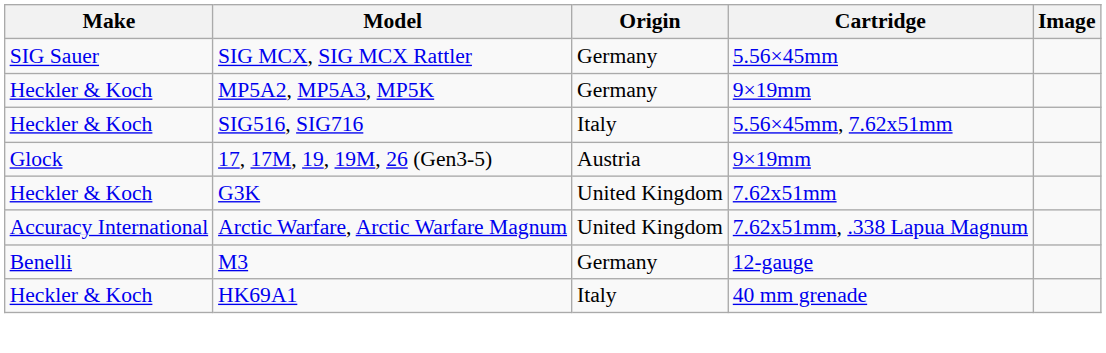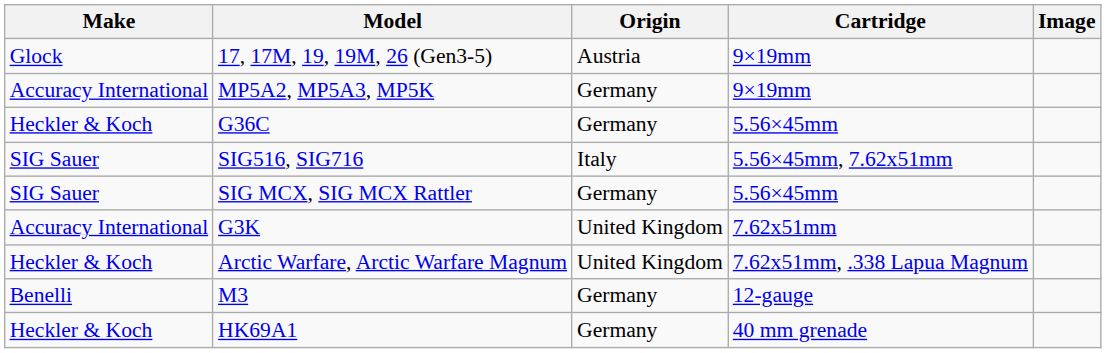rows swapped: (355, 158) <-> (345, 55)
(81, 90) Heckler & Koch -> (109, 90) Accuracy International
+ row: (244, 124)
(81, 124) Heckler & Koch -> (54, 158) SIG Sauer
(81, 192) Heckler & Koch -> (109, 227) Accuracy International
(109, 227) Accuracy International -> (81, 261) Heckler & Koch
(597, 295) Italy -> (617, 329) Germany
